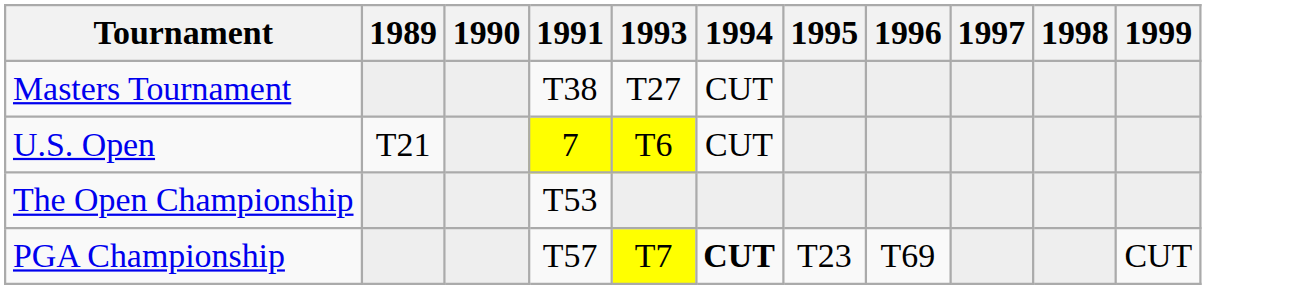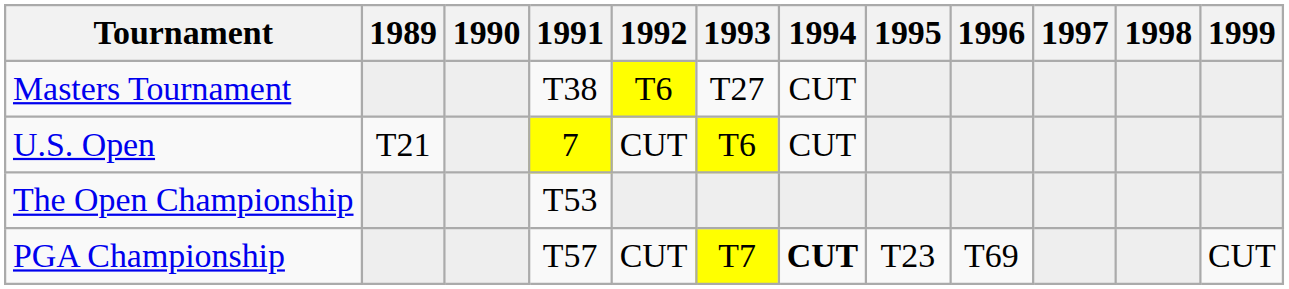+ column: (654, 32)
